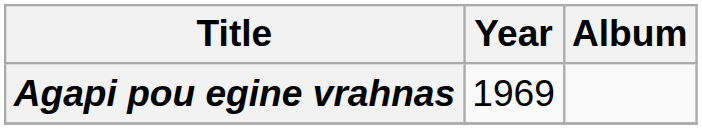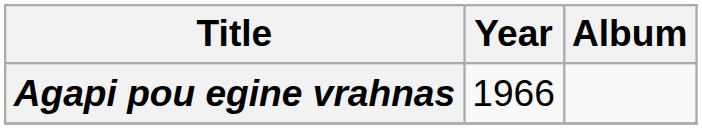(514, 92) 1969 -> (514, 92) 1966
